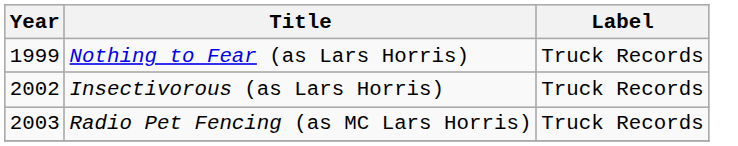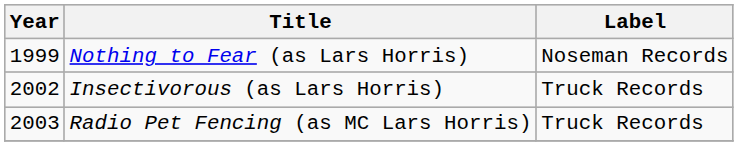(622, 56) Truck Records -> (635, 56) Noseman Records
